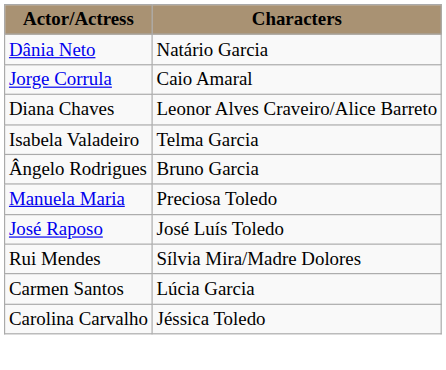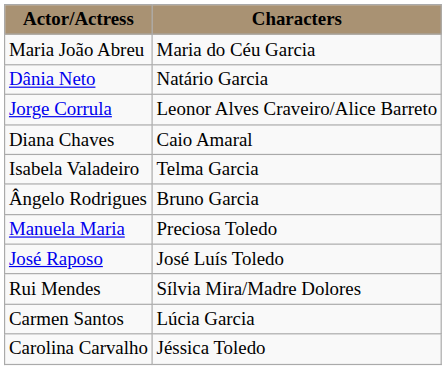+ row: (77, 49)
(205, 79) Caio Amaral -> (297, 109) Leonor Alves Craveiro/Alice Barreto
(297, 109) Leonor Alves Craveiro/Alice Barreto -> (205, 139) Caio Amaral
